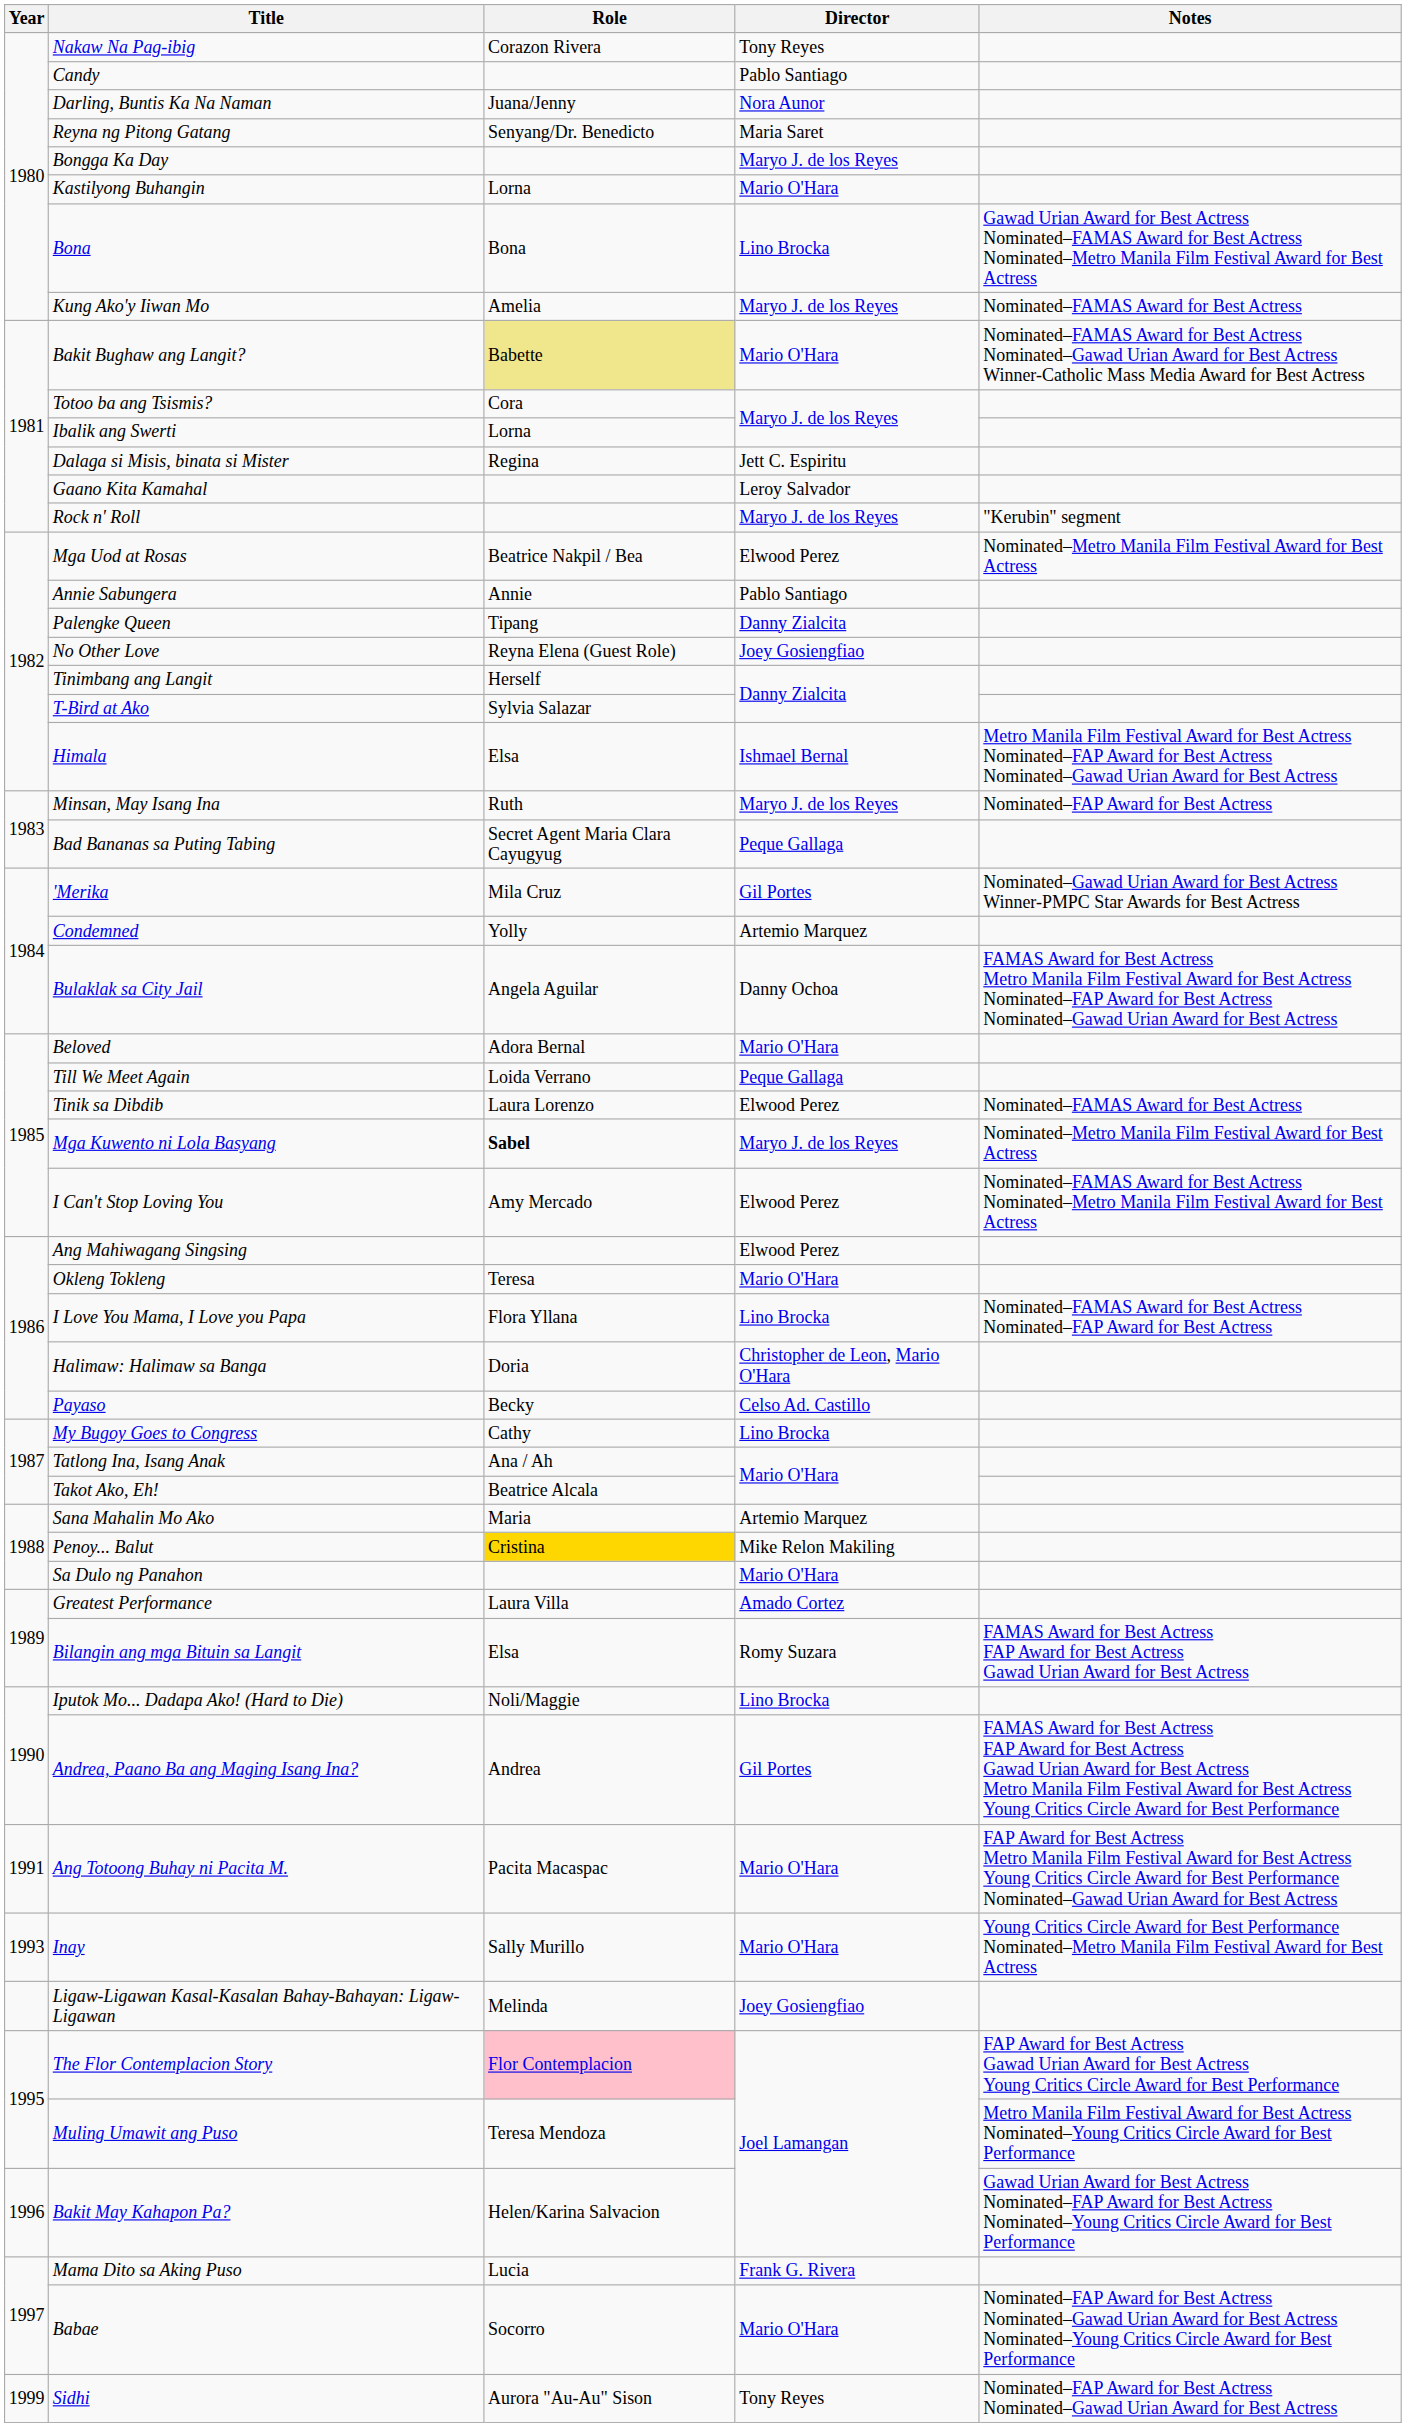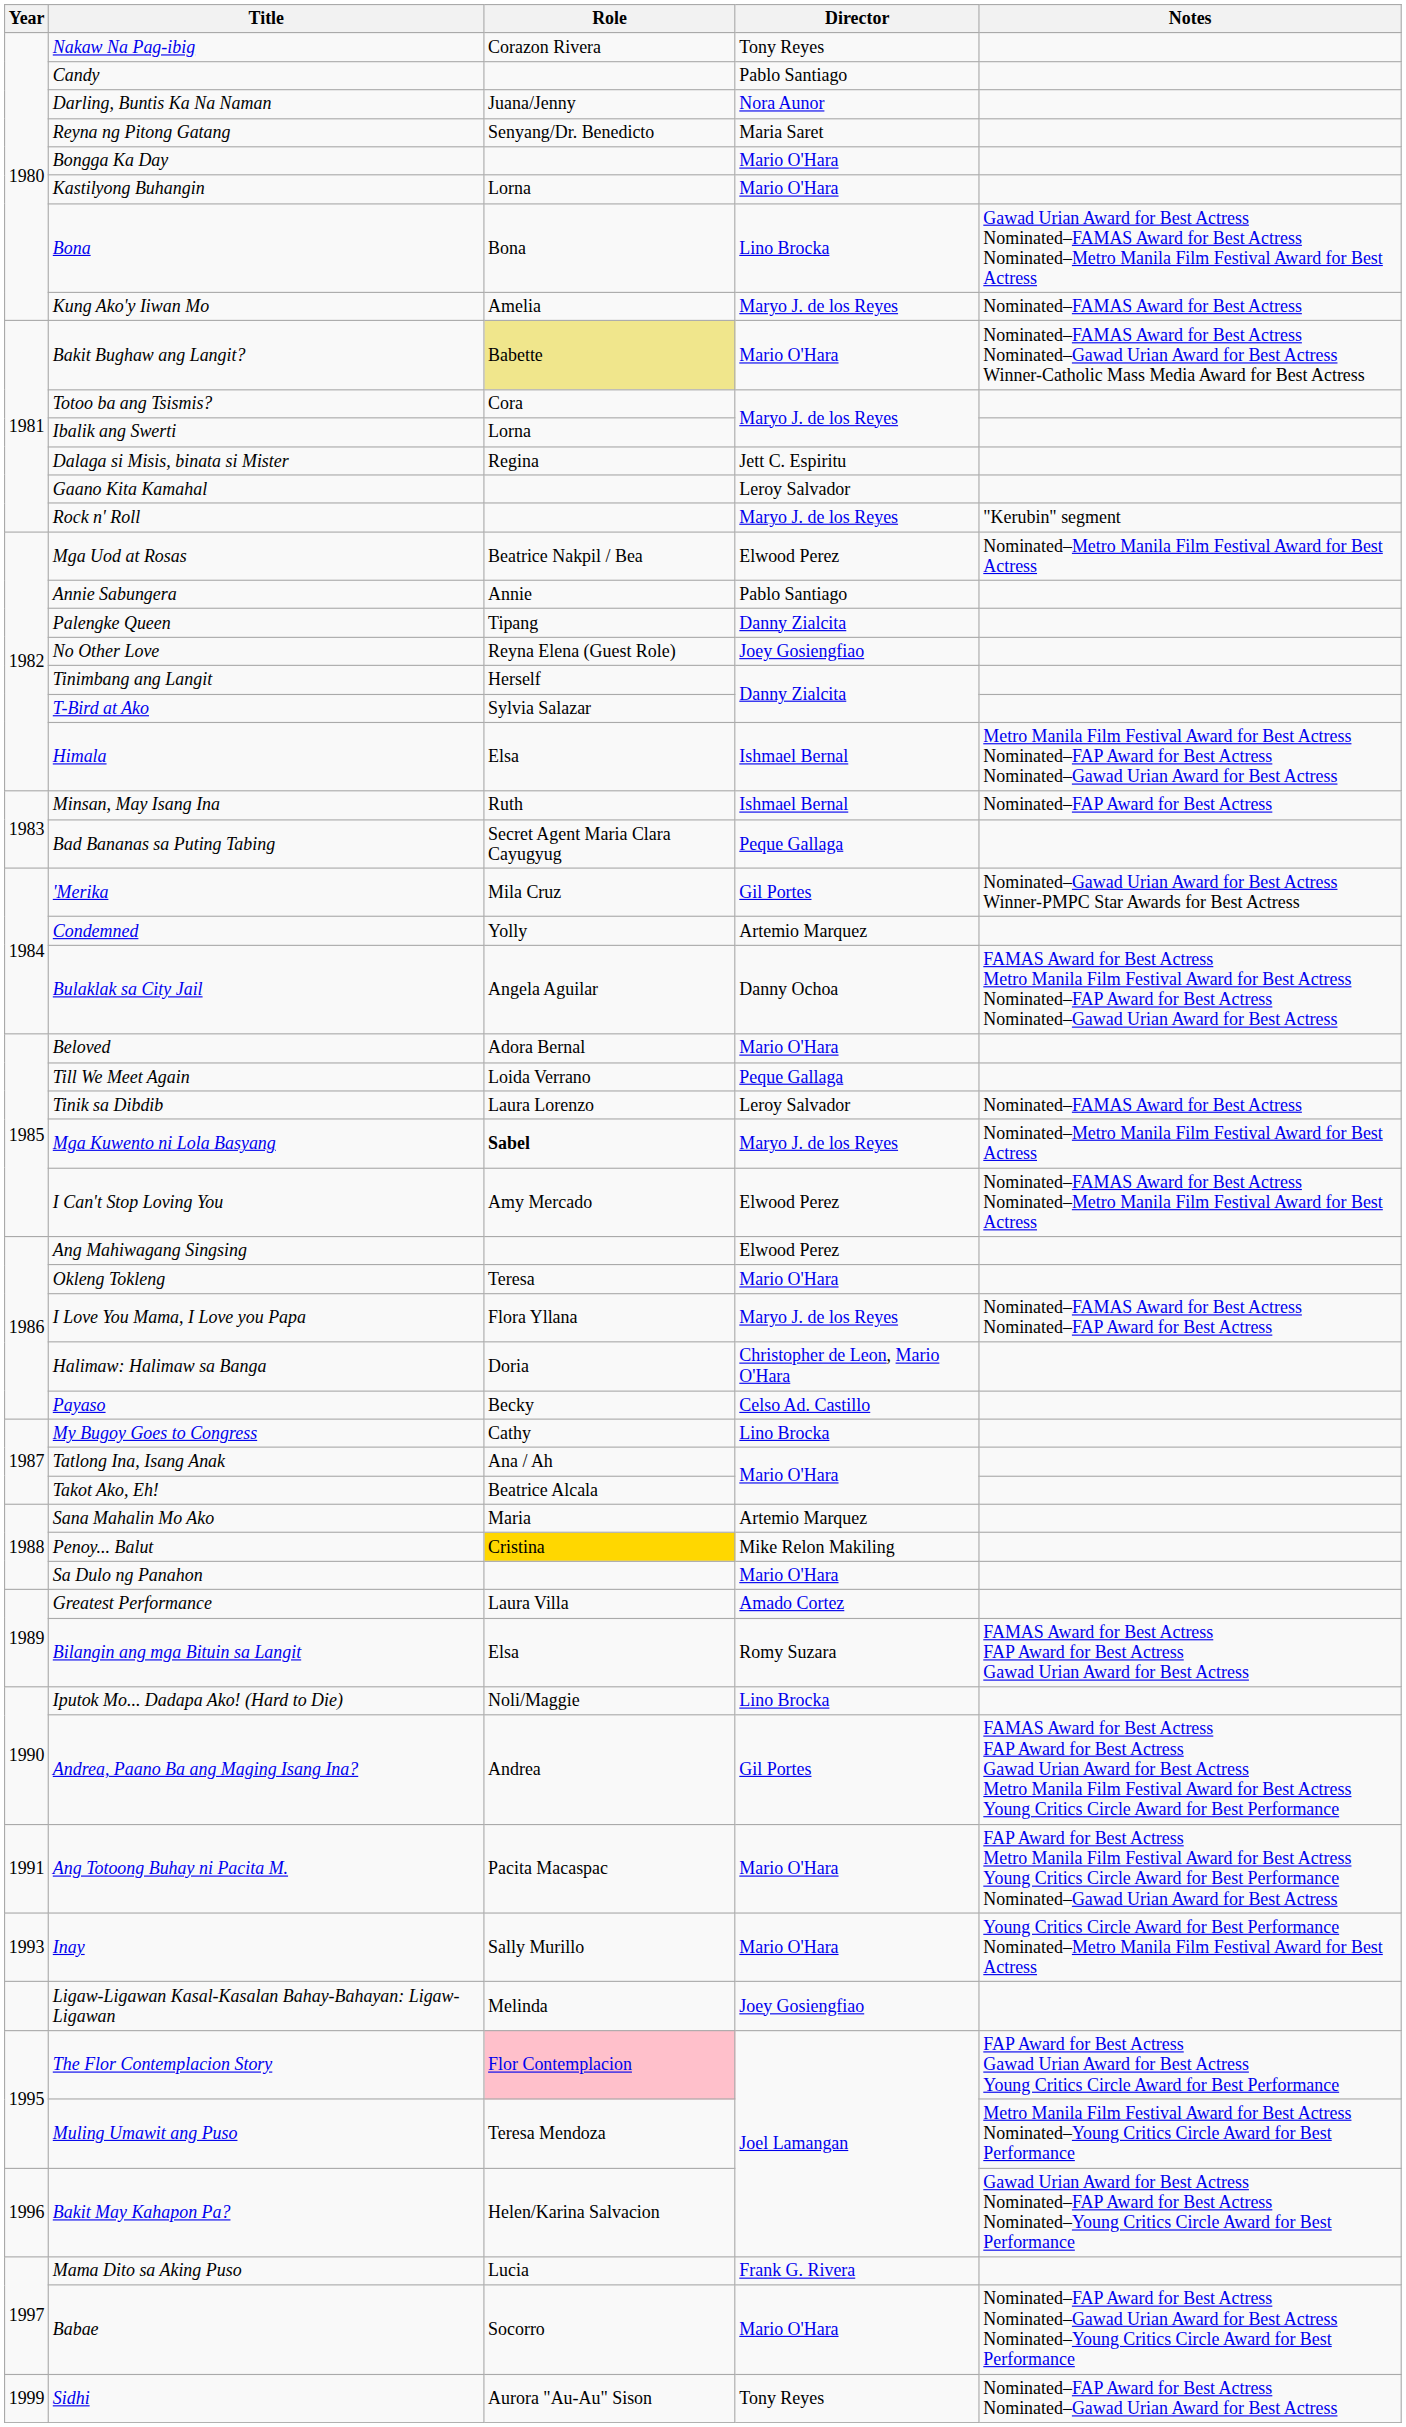(819, 160) Maryo J. de los Reyes -> (789, 160) Mario O'Hara
(819, 805) Maryo J. de los Reyes -> (794, 805) Ishmael Bernal
(789, 1104) Elwood Perez -> (795, 1104) Leroy Salvador
(784, 1317) Lino Brocka -> (819, 1317) Maryo J. de los Reyes
